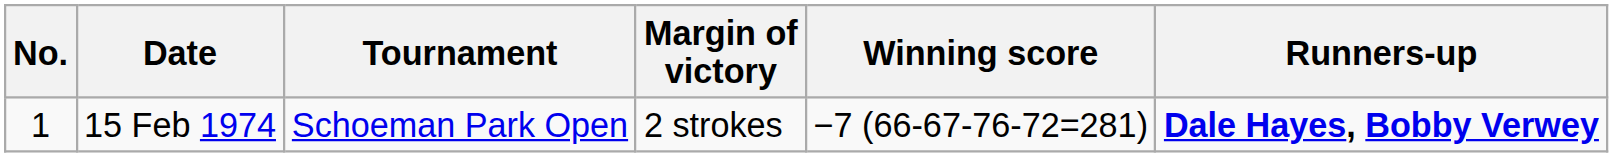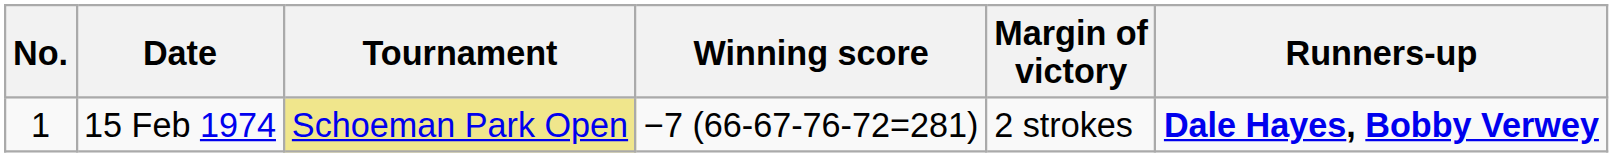columns swapped: (981, 52) <-> (721, 52)
(460, 125) no background -> (460, 125) khaki background
